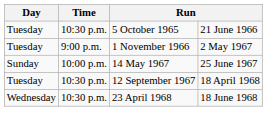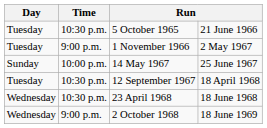+ row: (145, 115)
